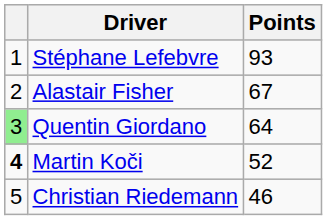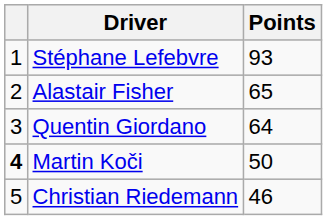(261, 92) 67 -> (261, 92) 65
(16, 127) lightgreen background -> (16, 127) no background
(261, 162) 52 -> (261, 162) 50
